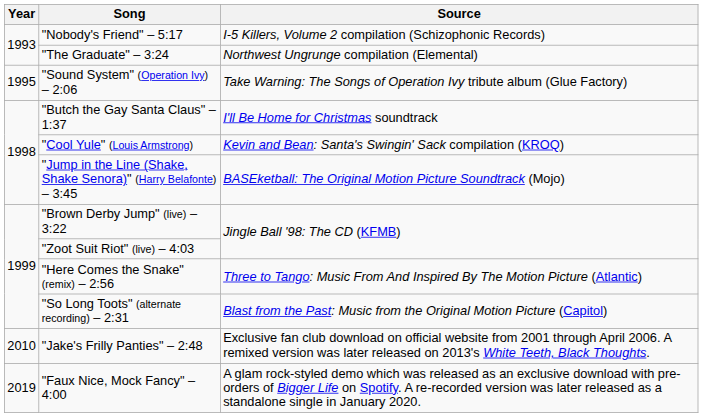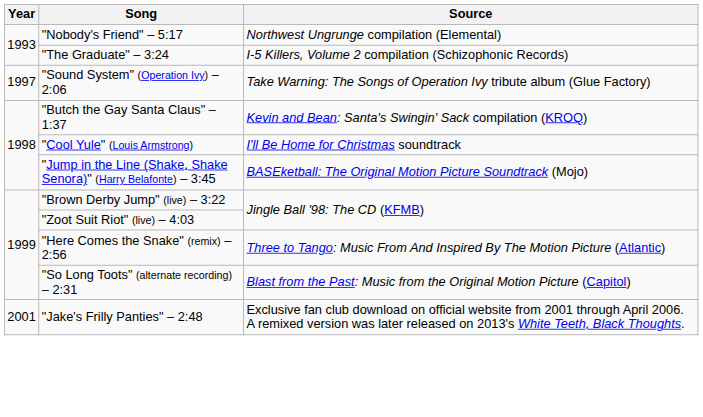(384, 34) I-5 Killers, Volume 2 compilation (Schizophonic Records) -> (374, 34) Northwest Ungrunge compilation (Elemental)
(351, 55) Northwest Ungrunge compilation (Elemental) -> (407, 55) I-5 Killers, Volume 2 compilation (Schizophonic Records)
(22, 82) 1995 -> (22, 82) 1997
(330, 117) I'll Be Home for Christmas soundtrack -> (417, 117) Kevin and Bean: Santa's Swingin' Sack compilation (KROQ)
(394, 144) Kevin and Bean: Santa's Swingin' Sack compilation (KROQ) -> (354, 144) I'll Be Home for Christmas soundtrack
(22, 345) 2010 -> (22, 317) 2001
- row: (118, 387)
